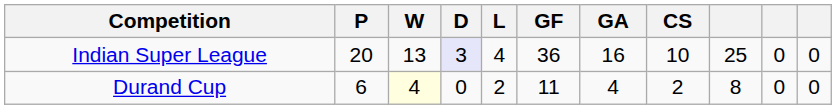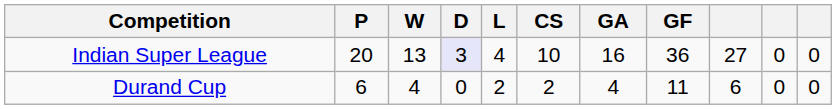columns swapped: (549, 21) <-> (678, 21)
(736, 54) 25 -> (736, 54) 27
(414, 87) lightyellow background -> (414, 87) no background
(736, 87) 8 -> (736, 87) 6
